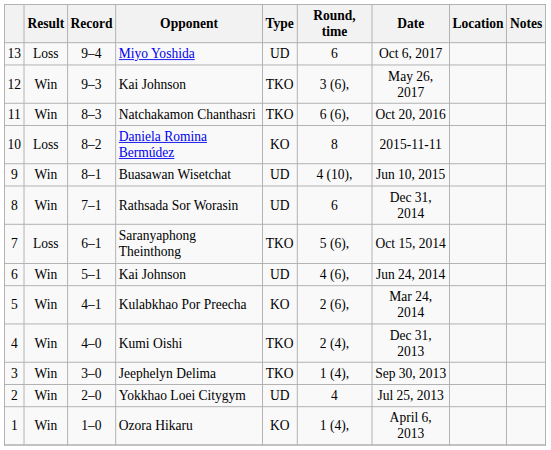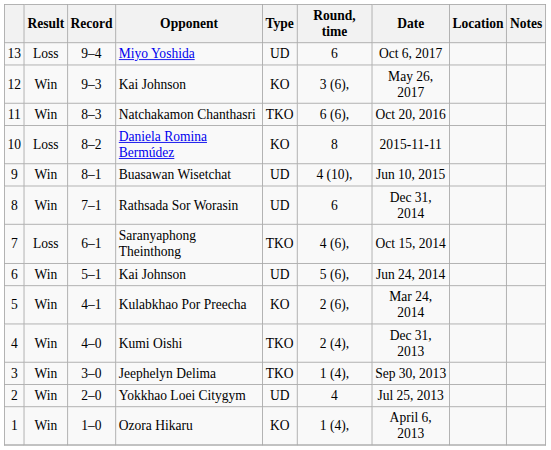(280, 84) TKO -> (280, 84) KO
(334, 244) 5 (6), -> (334, 244) 4 (6),
(334, 274) 4 (6), -> (334, 274) 5 (6),
